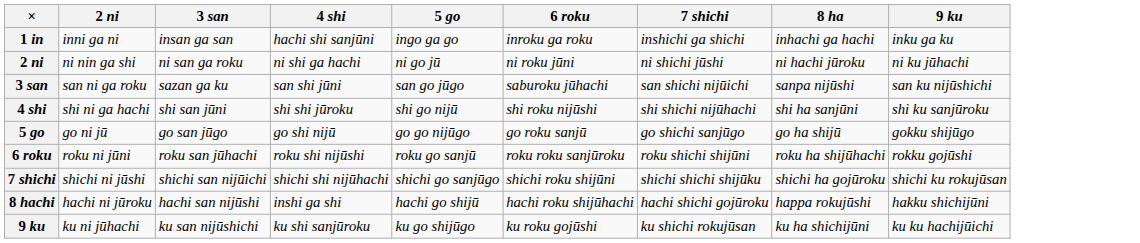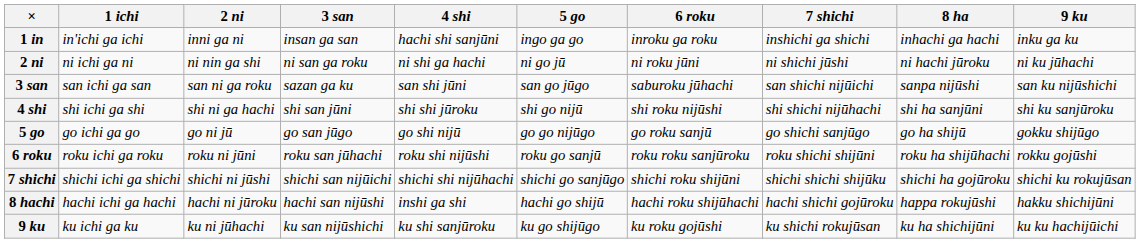+ column: (122, 16)
